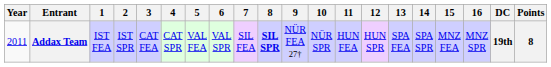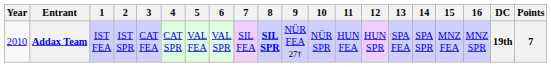(17, 41) 2011 -> (17, 41) 2010
(531, 41) 8 -> (531, 41) 7
